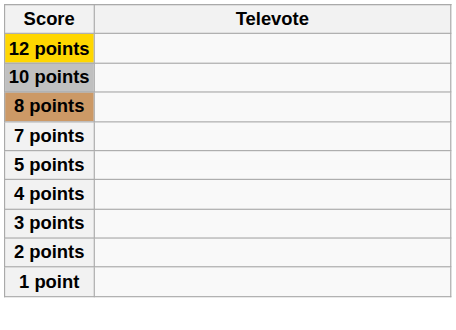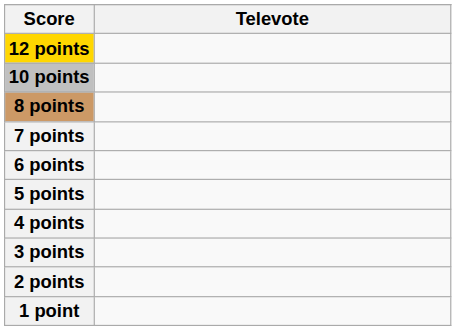+ row: (49, 164)
